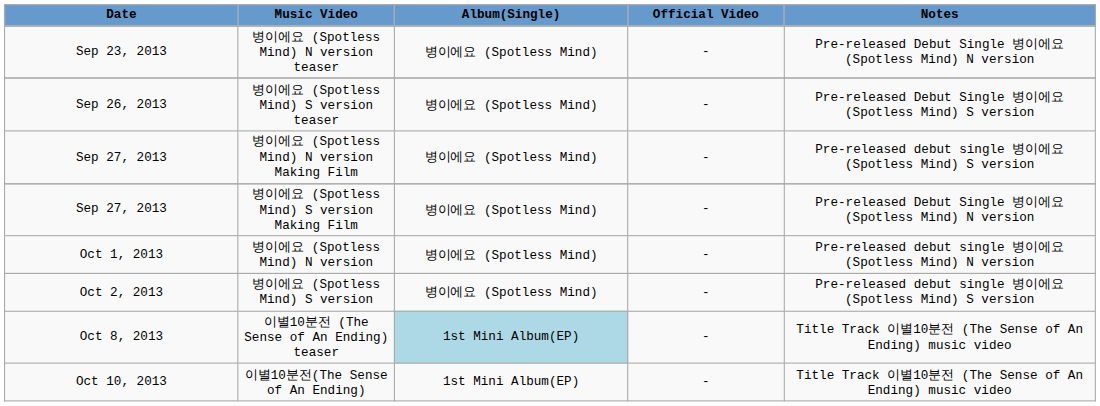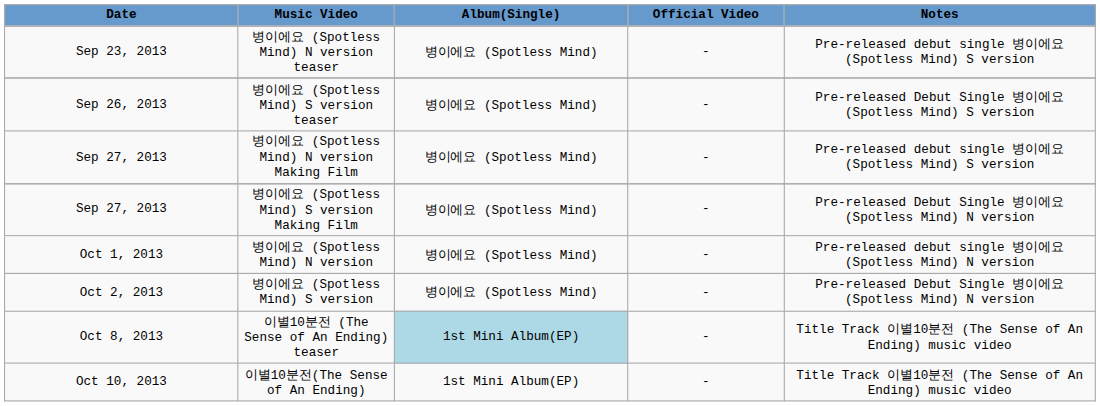(940, 52) Pre-released Debut Single 병이에요 (Spotless Mind) N version -> (940, 52) Pre-released debut single 병이에요 (Spotless Mind) S version
(940, 292) Pre-released debut single 병이에요 (Spotless Mind) S version -> (940, 292) Pre-released Debut Single 병이에요 (Spotless Mind) N version
